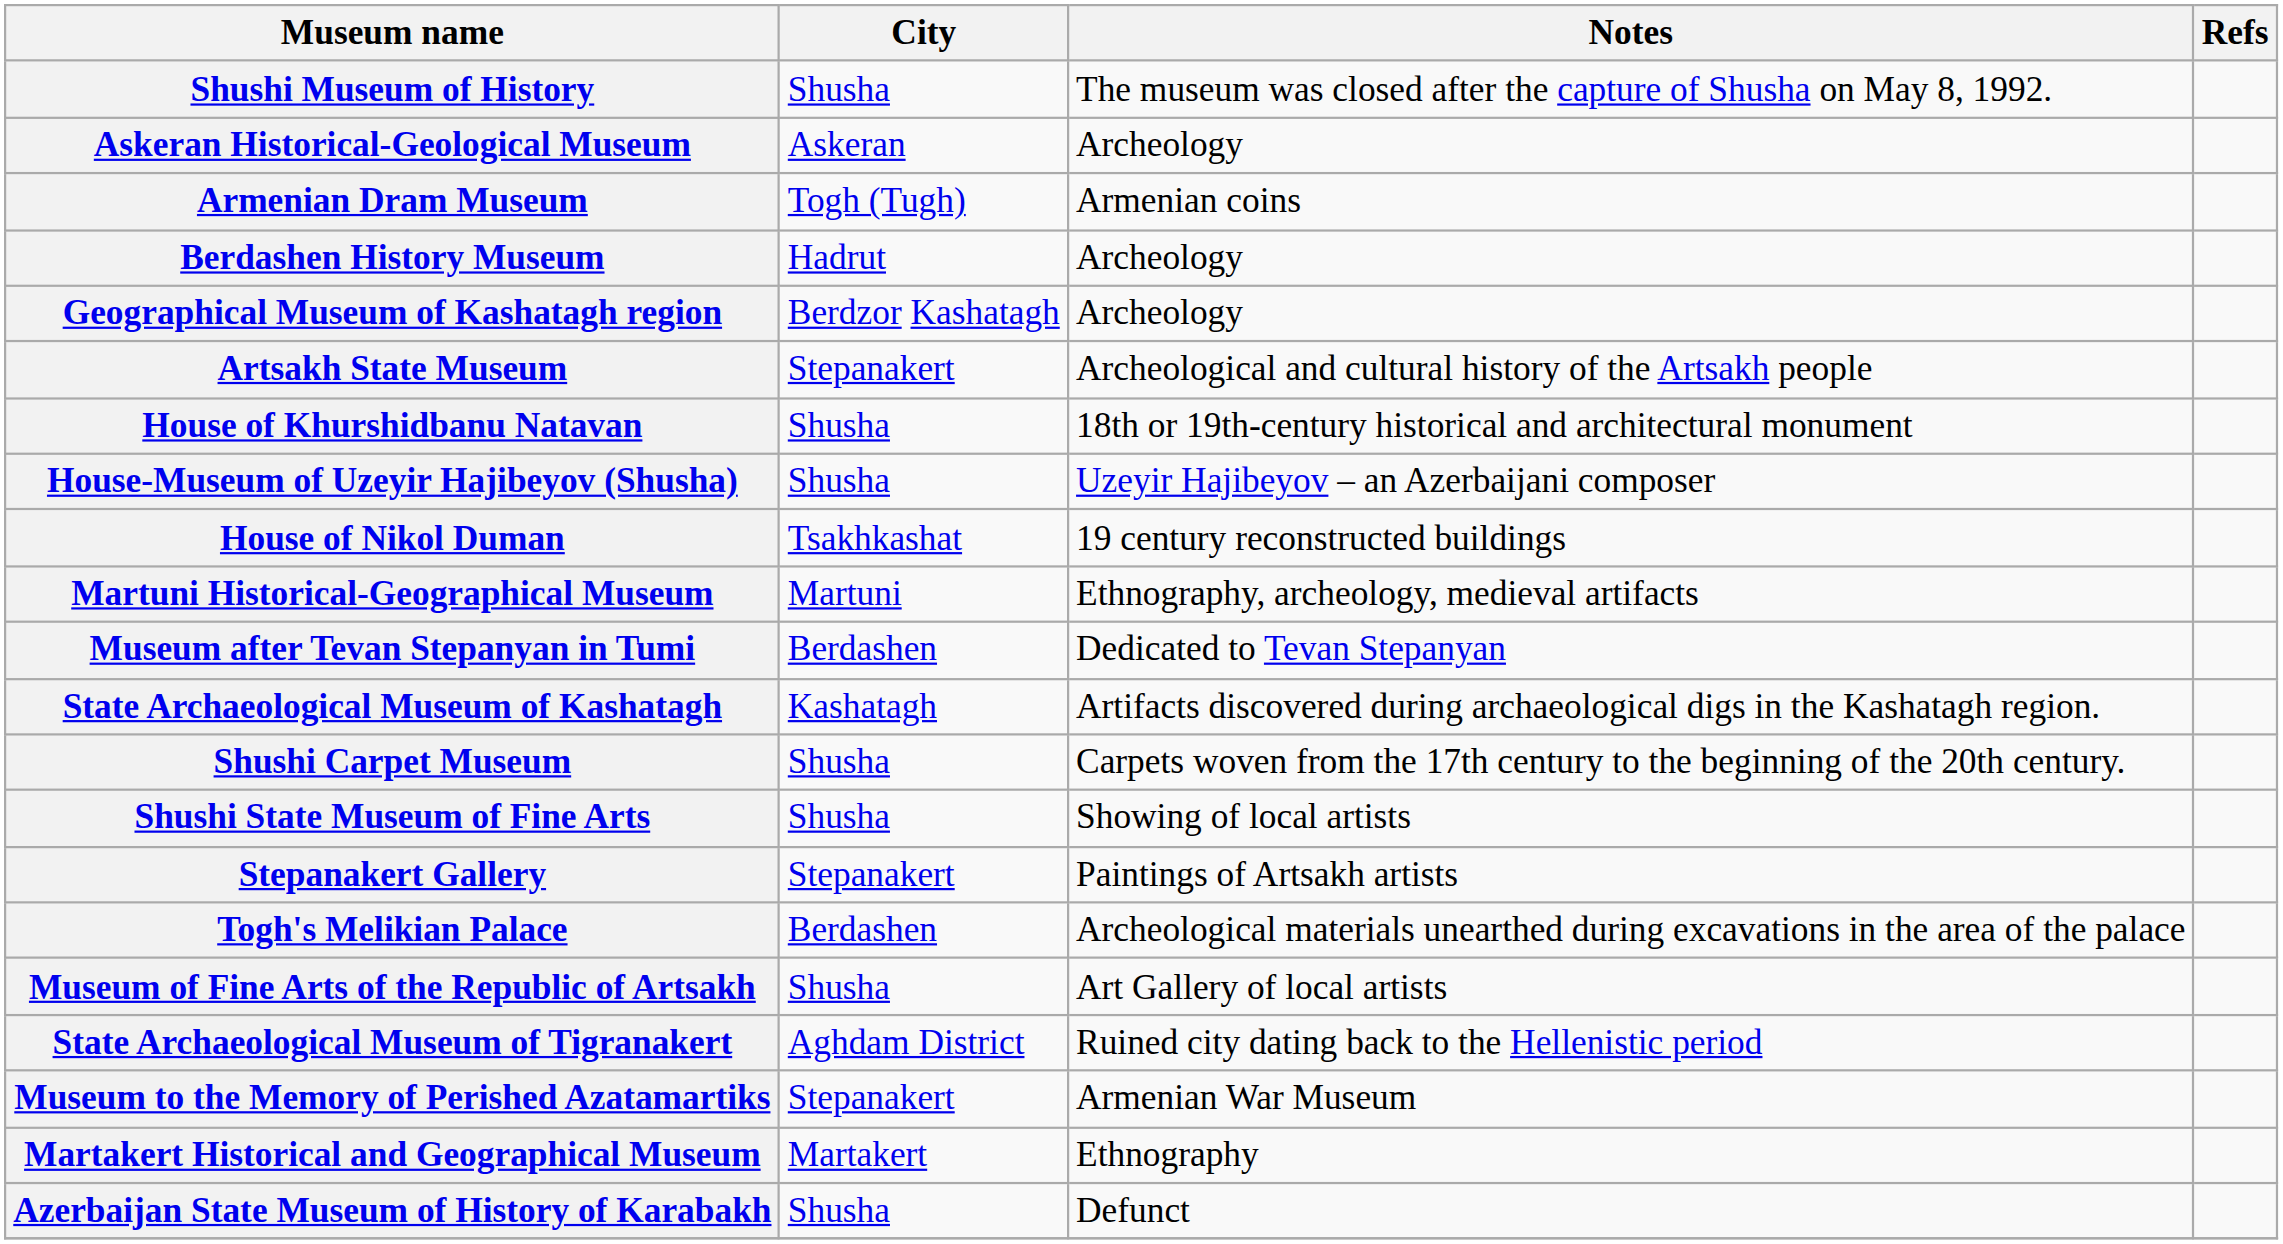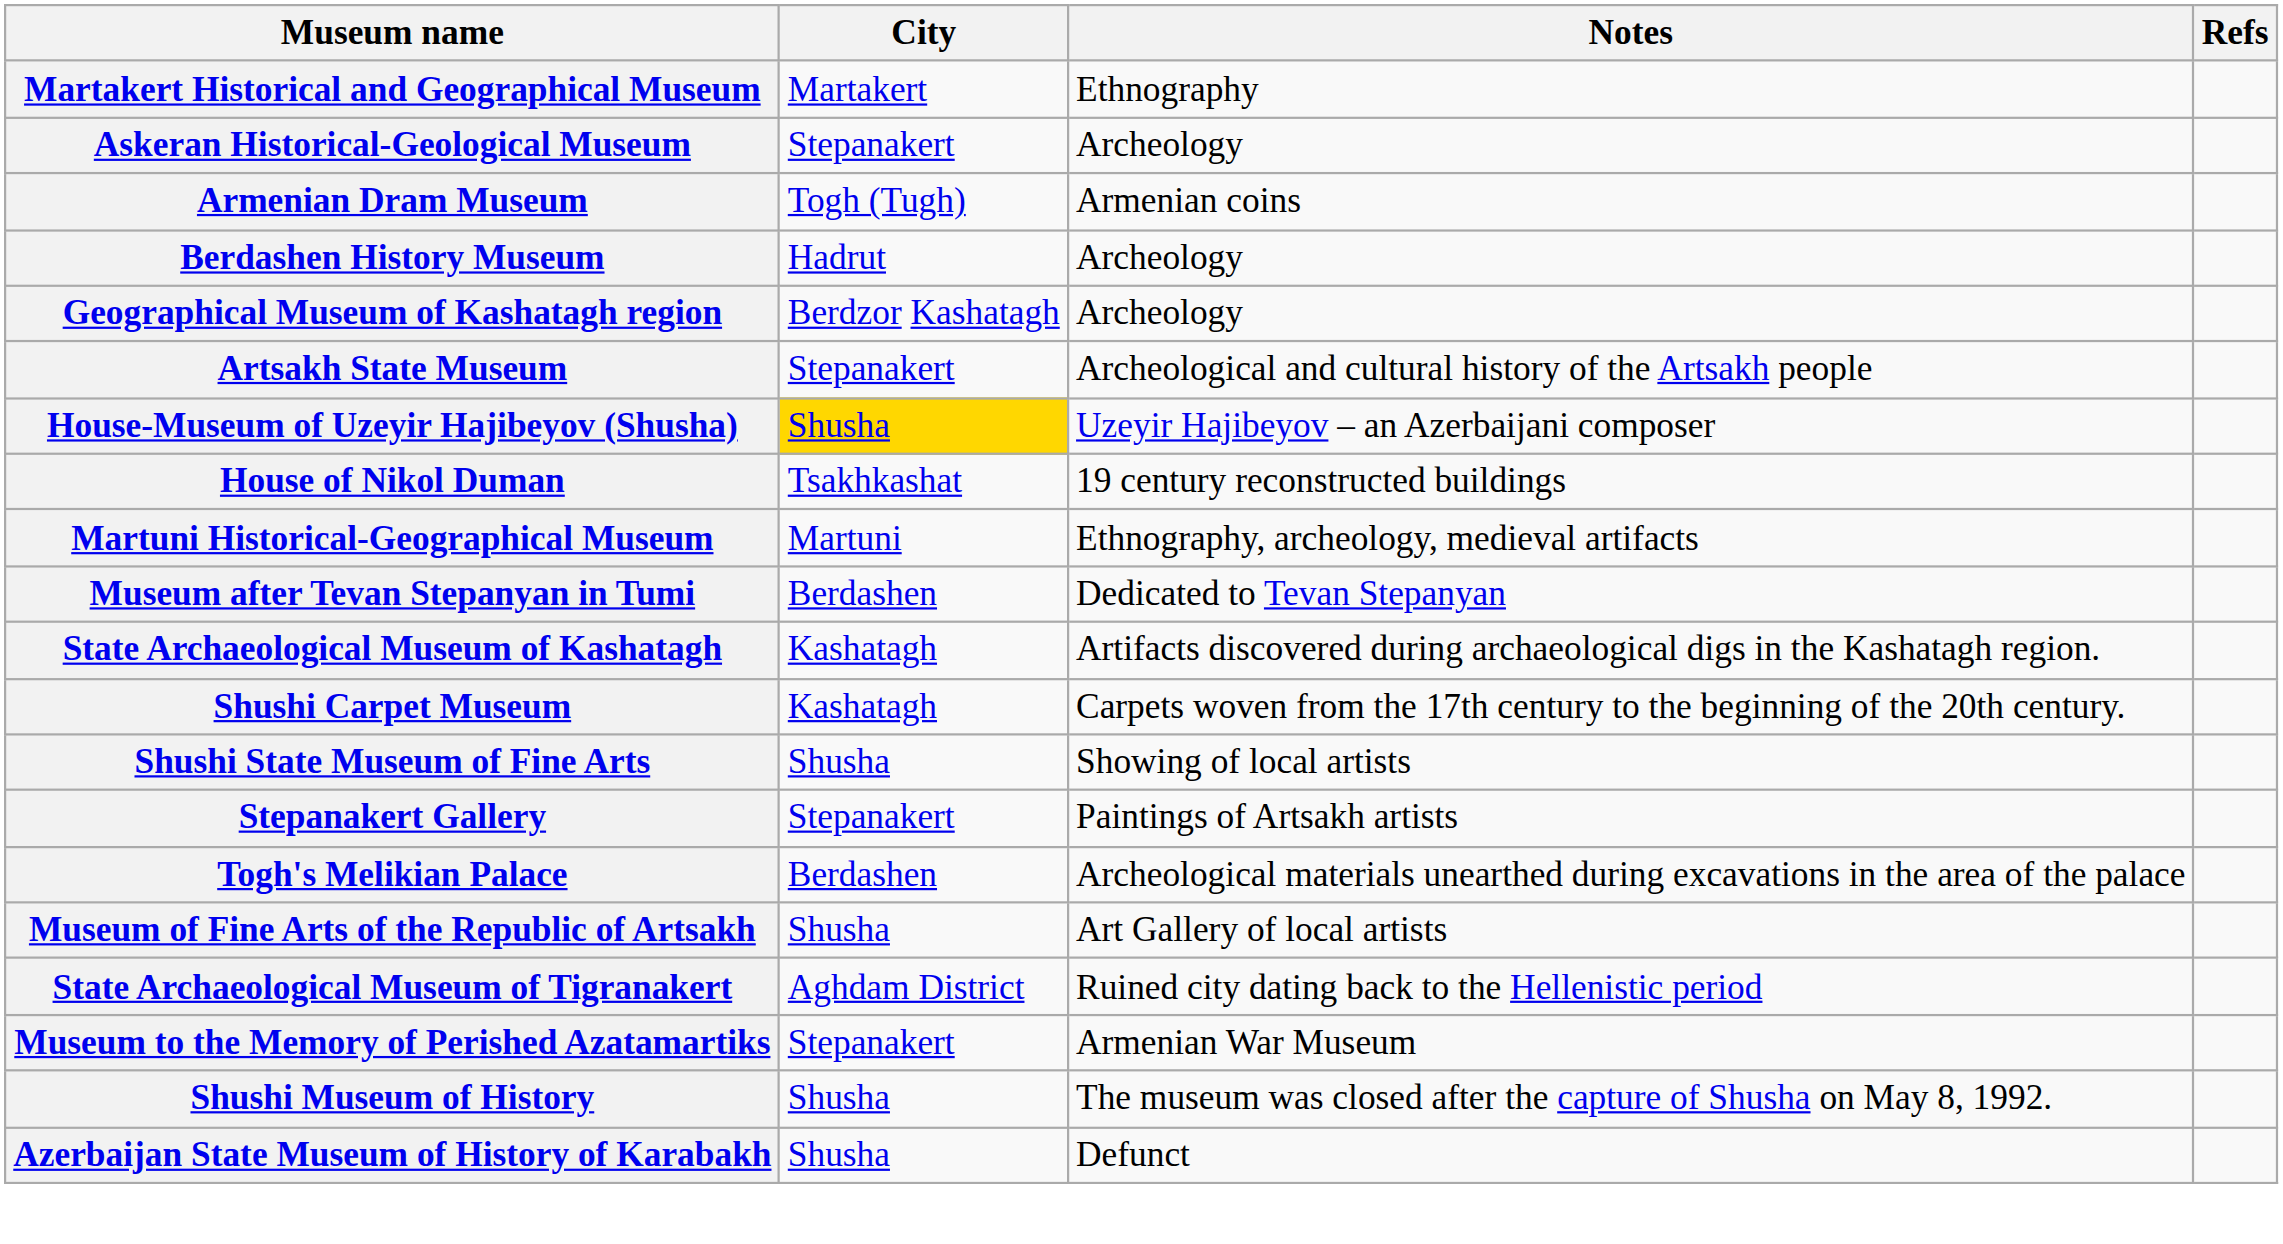rows swapped: (392, 1154) <-> (392, 88)
(847, 144) Askeran -> (871, 144) Stepanakert
- row: (392, 425)
(839, 481) no background -> (839, 425) gold background
(839, 761) Shusha -> (862, 705) Kashatagh
